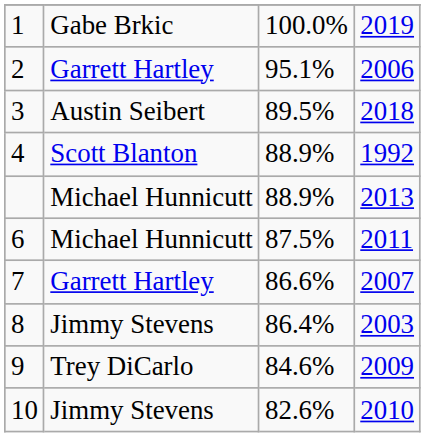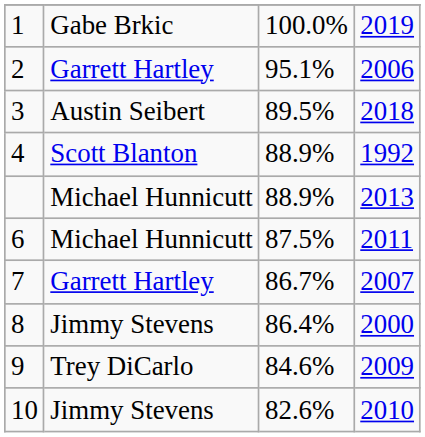(300, 281) 86.6% -> (300, 281) 86.7%
(387, 324) 2003 -> (387, 324) 2000
